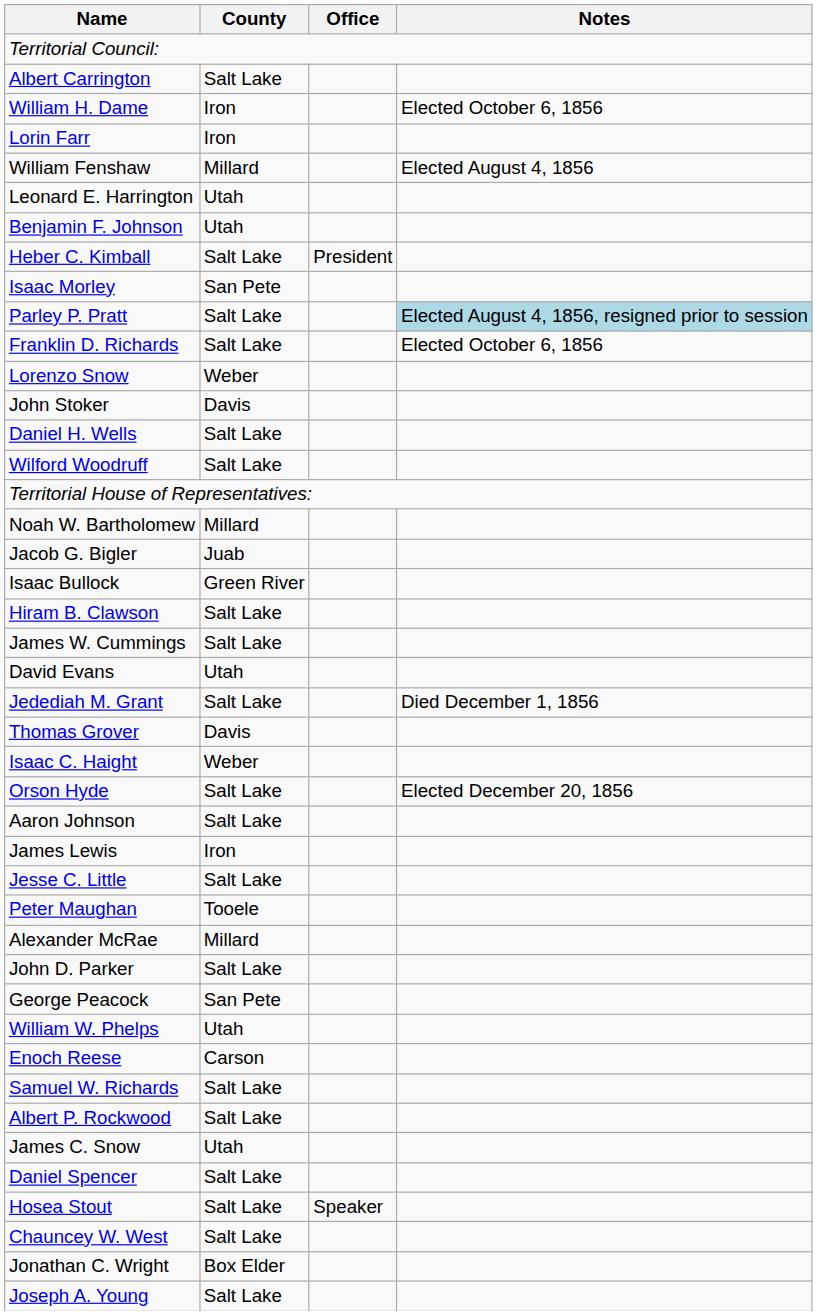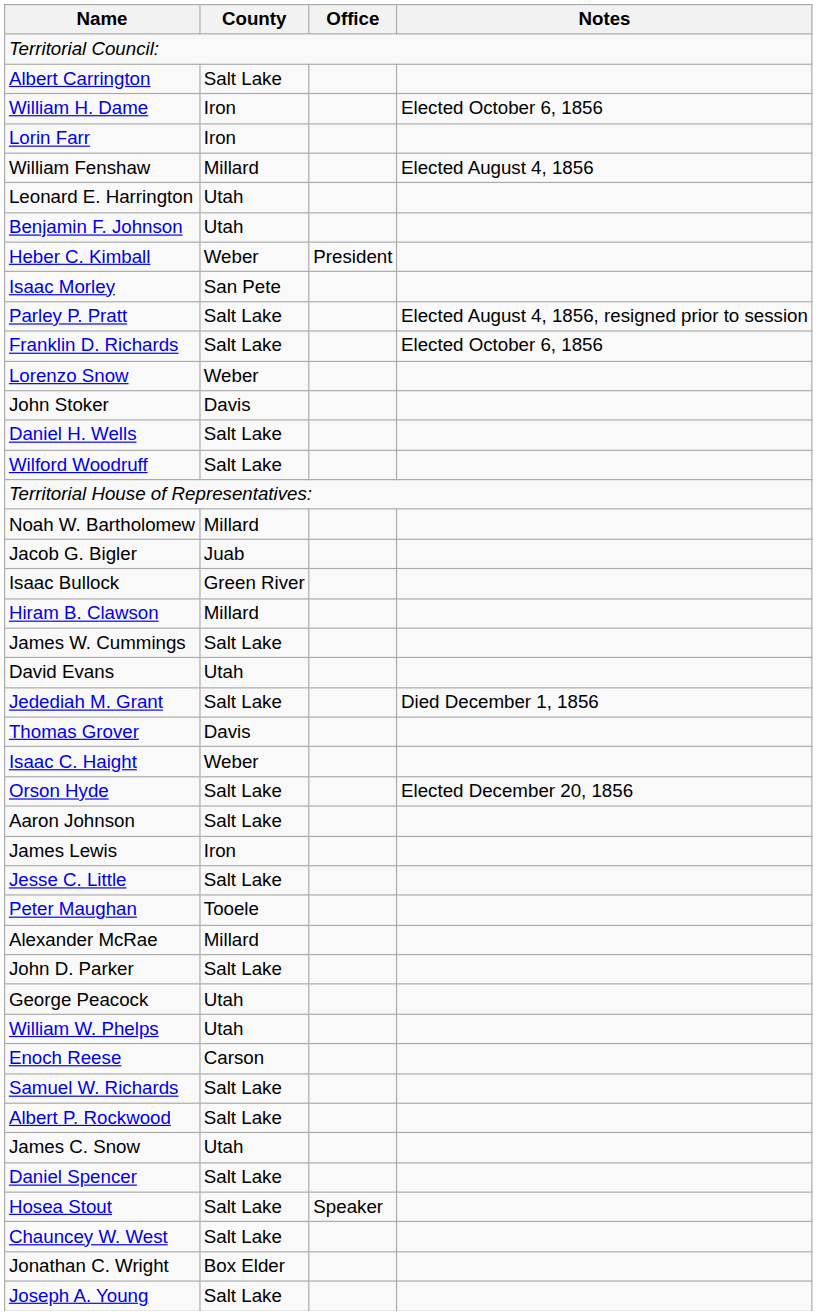(243, 256) Salt Lake -> (231, 256) Weber
(604, 316) lightblue background -> (604, 316) no background
(243, 613) Salt Lake -> (231, 613) Millard
(242, 999) San Pete -> (224, 999) Utah
